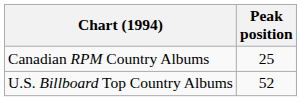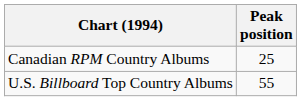(266, 83) 52 -> (266, 83) 55
